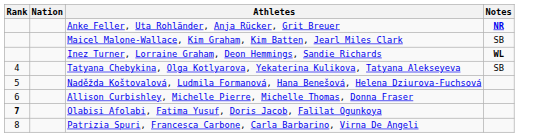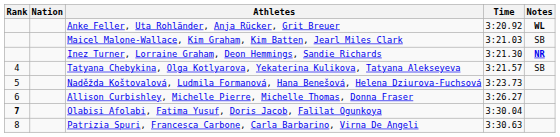+ column: (504, 11)
(499, 26) NR -> (540, 26) WL
(499, 54) WL -> (540, 54) NR
